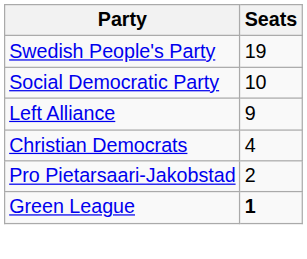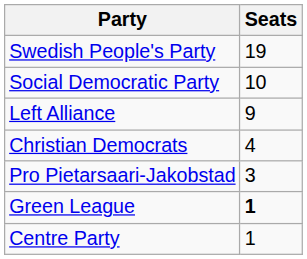(250, 176) 2 -> (250, 176) 3
+ row: (64, 238)
